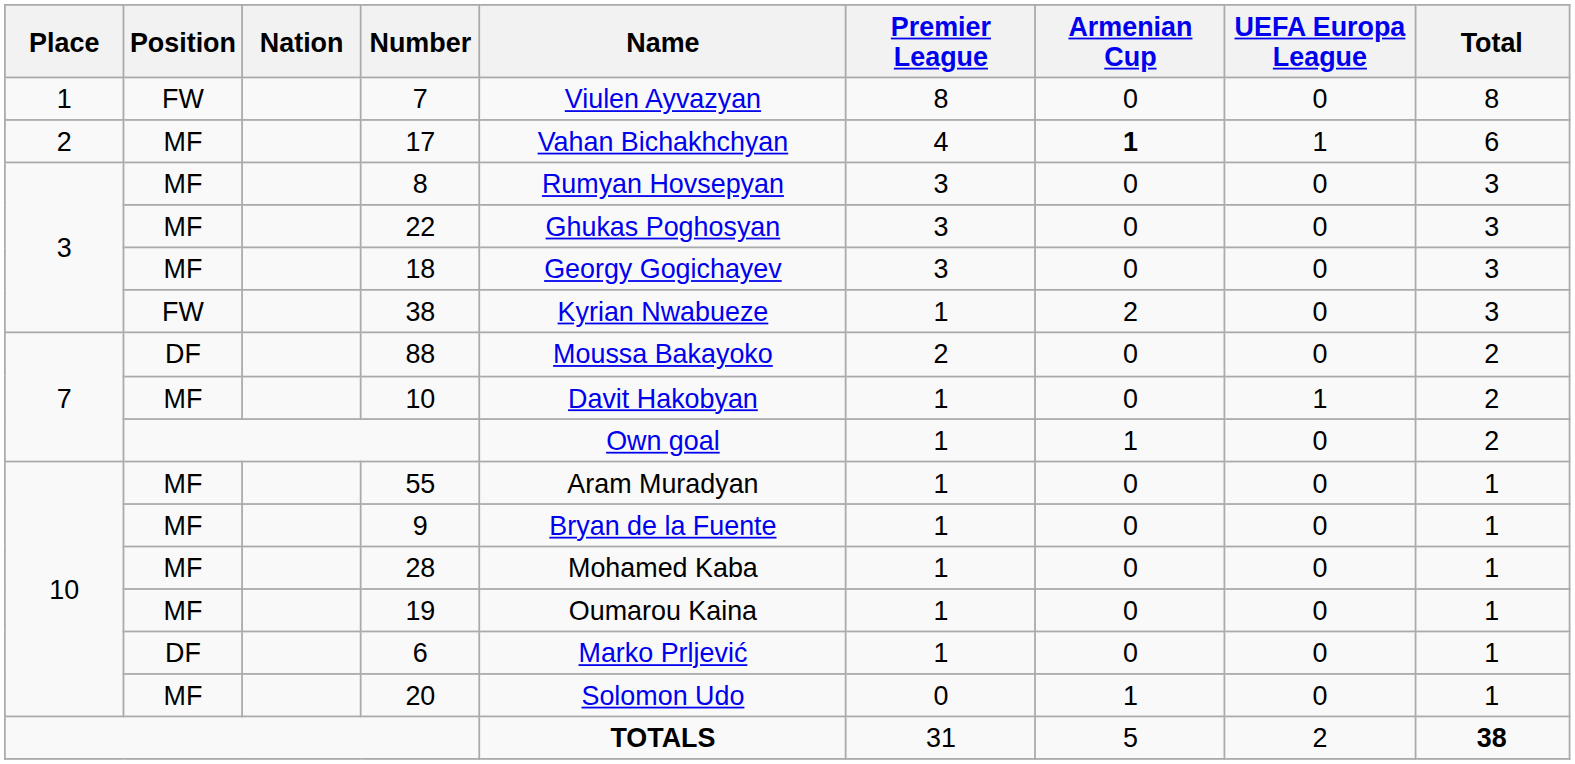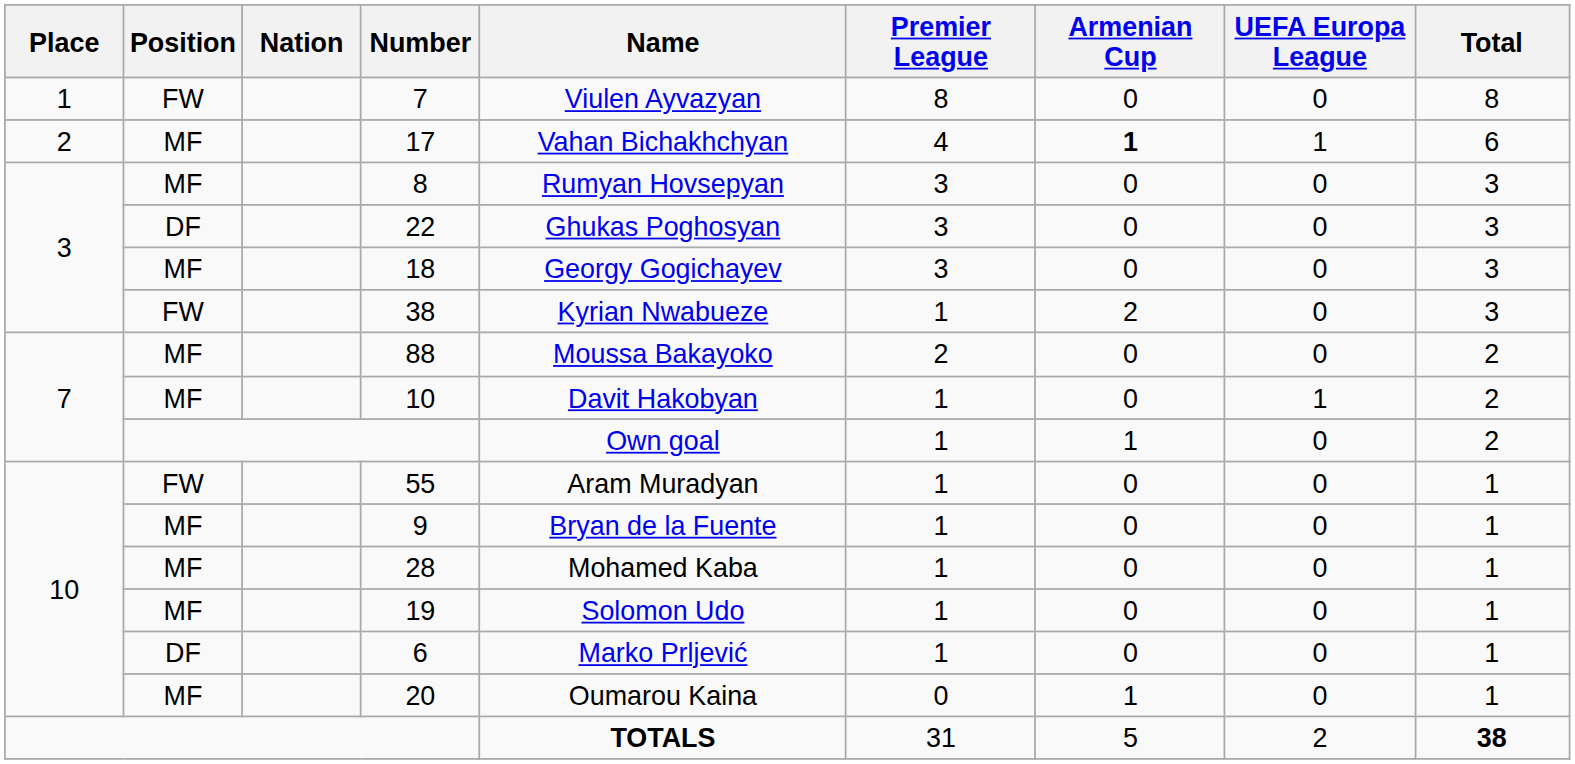(183, 227) MF -> (183, 227) DF
(183, 355) DF -> (183, 355) MF
(183, 482) MF -> (183, 482) FW
(663, 610) Oumarou Kaina -> (663, 610) Solomon Udo
(663, 695) Solomon Udo -> (663, 695) Oumarou Kaina
